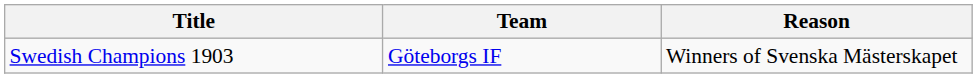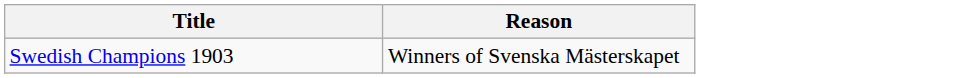- column: (522, 21)
